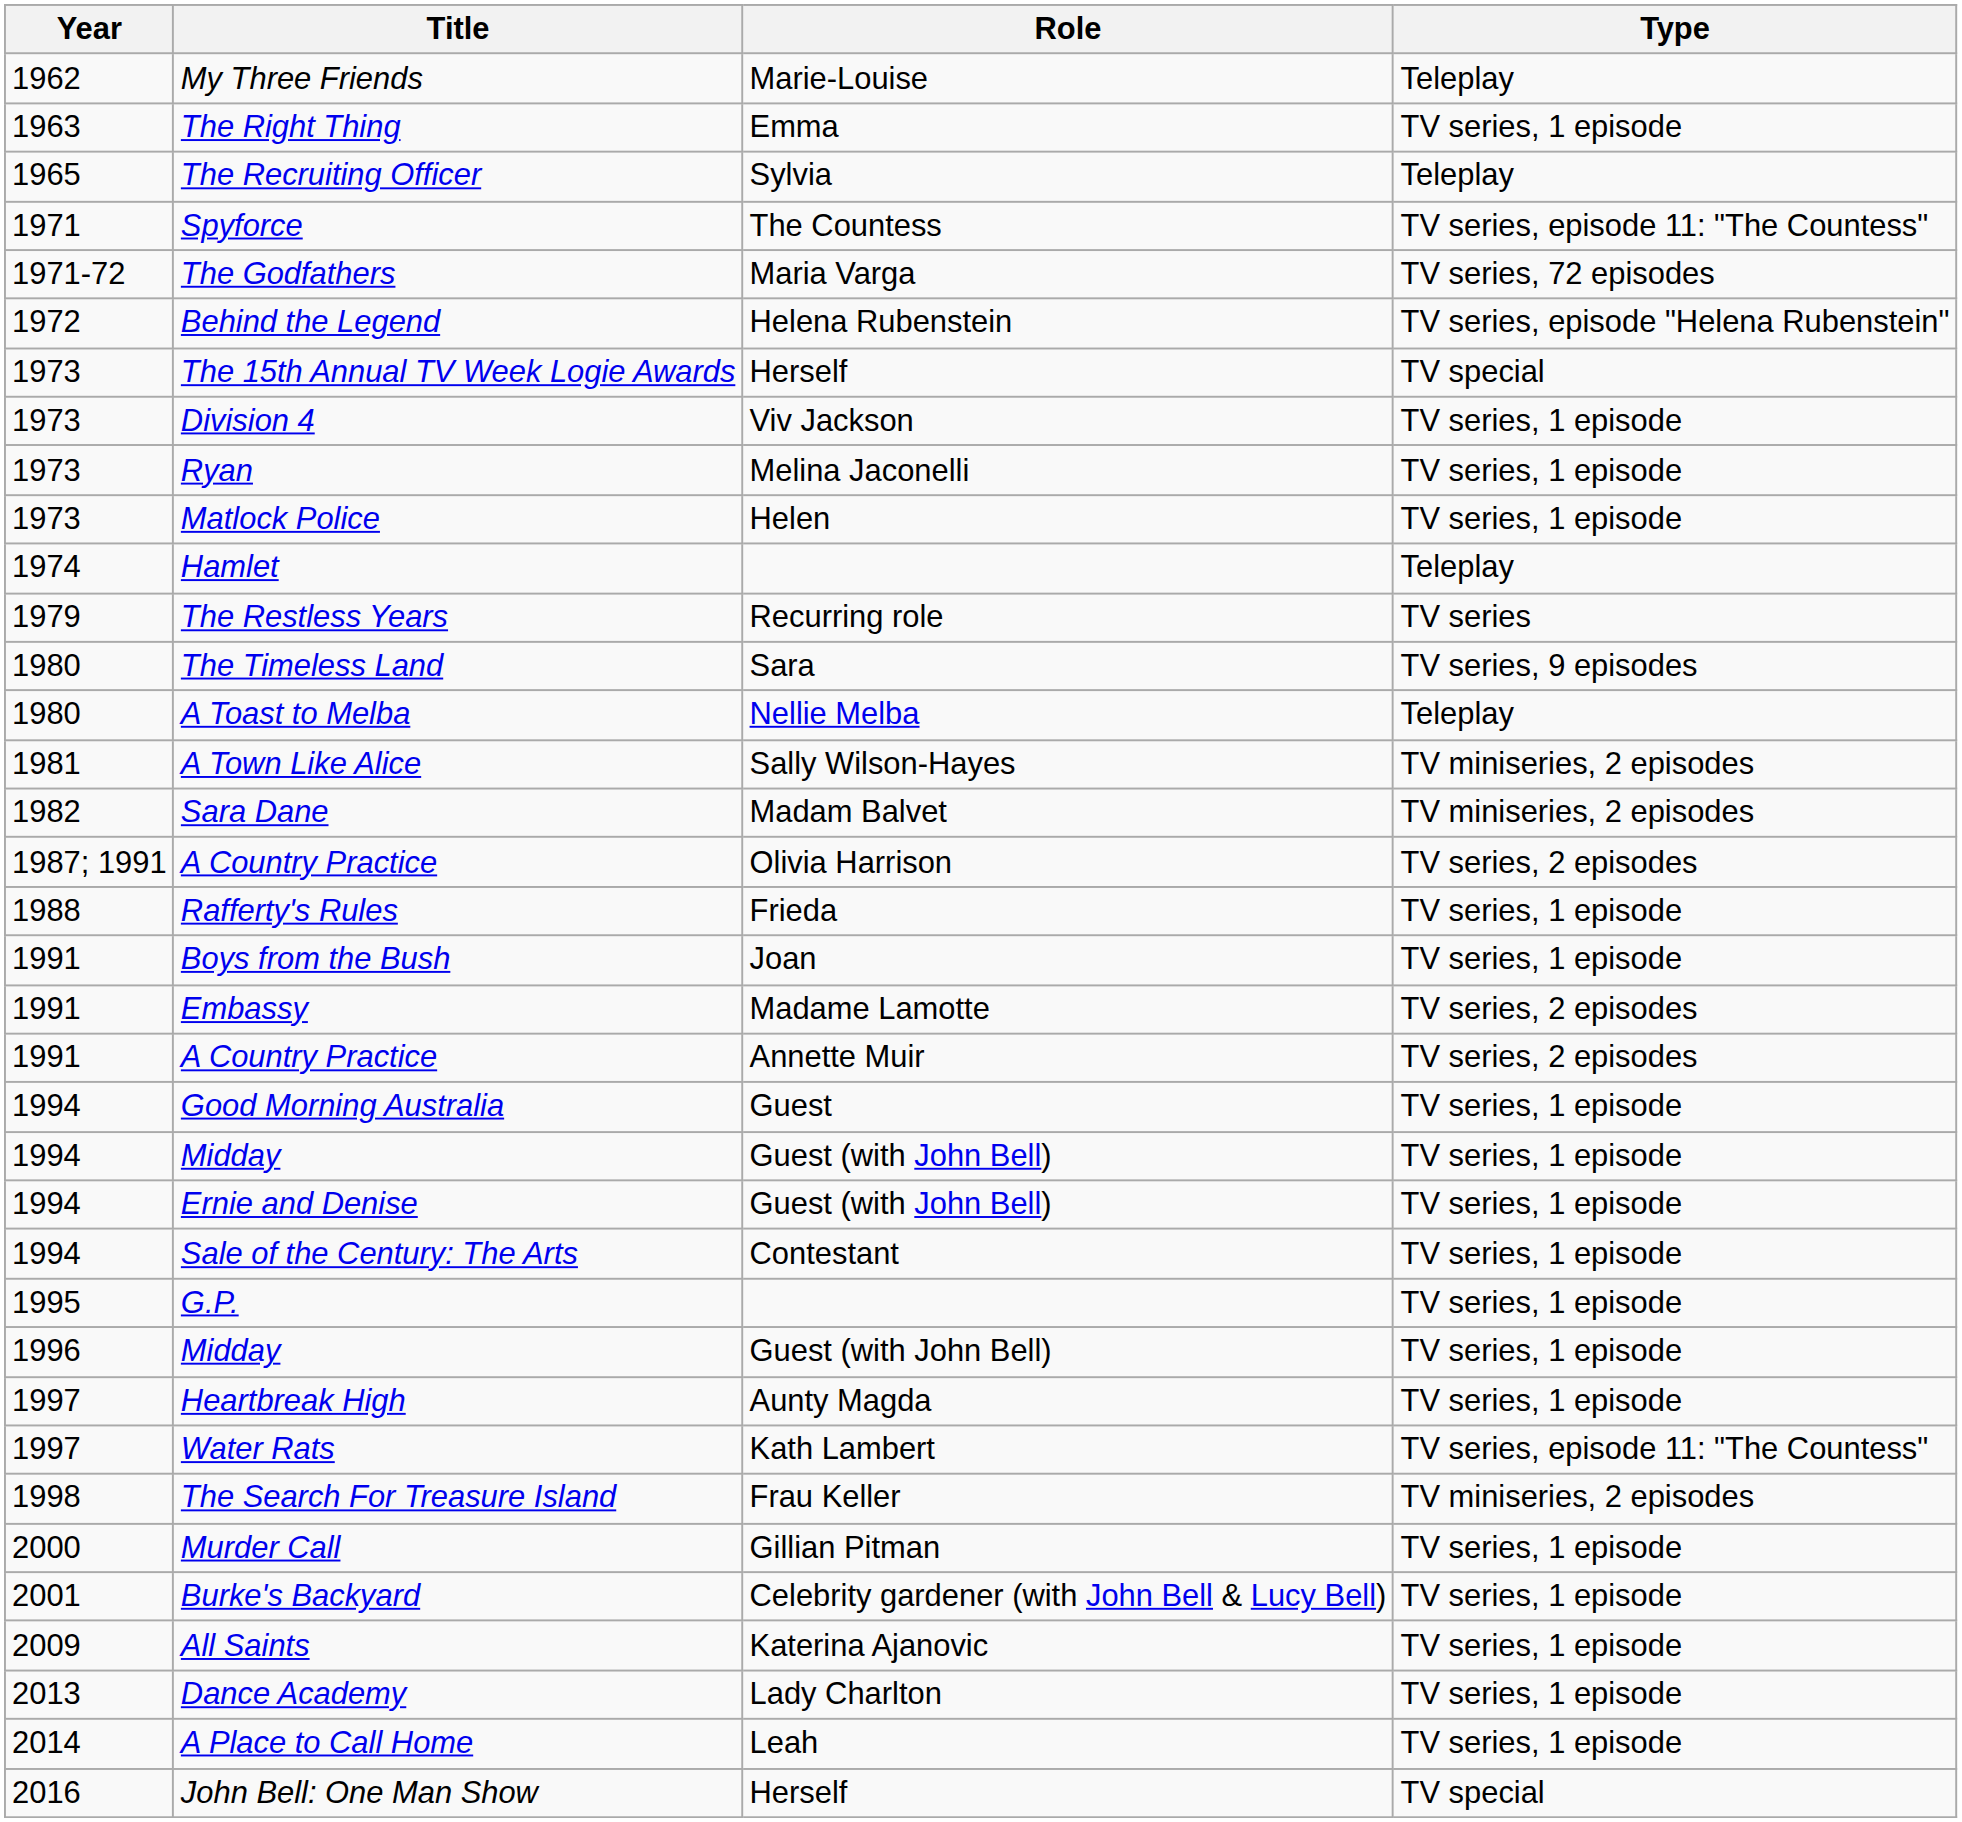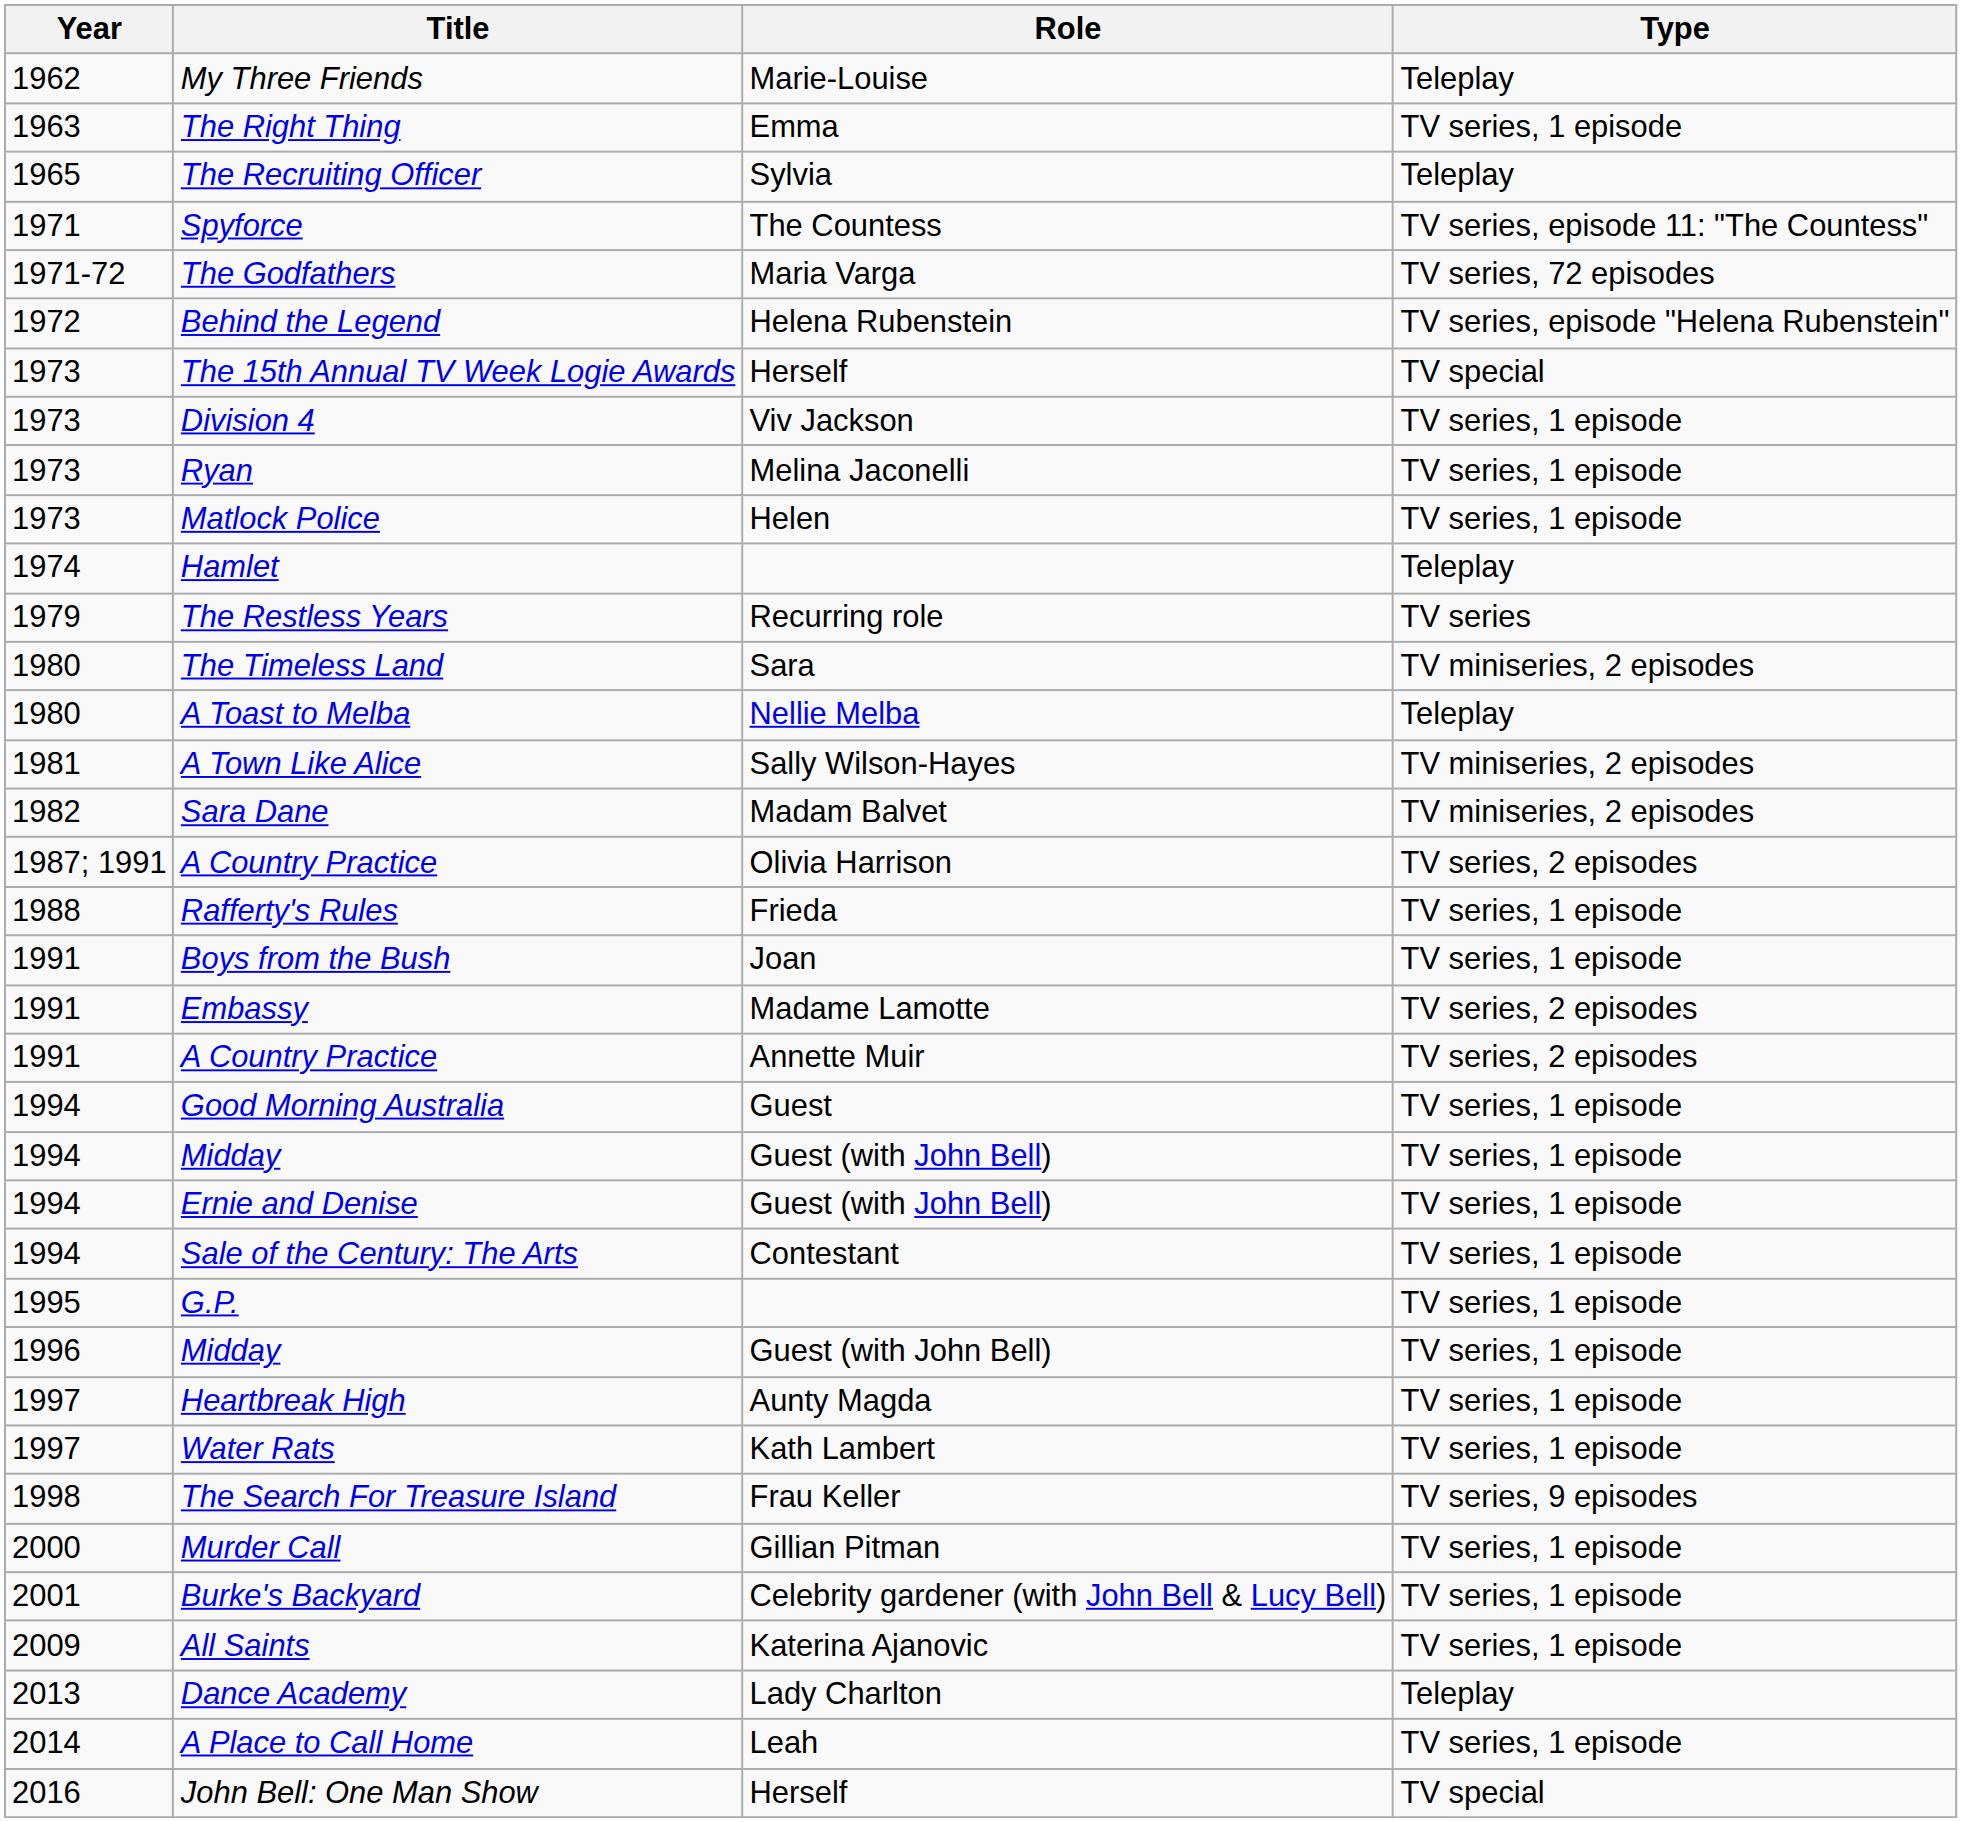(1549, 665) TV series, 9 episodes -> (1577, 665) TV miniseries, 2 episodes
(1664, 1449) TV series, episode 11: "The Countess" -> (1541, 1449) TV series, 1 episode
(1577, 1498) TV miniseries, 2 episodes -> (1549, 1498) TV series, 9 episodes
(1541, 1694) TV series, 1 episode -> (1457, 1694) Teleplay
